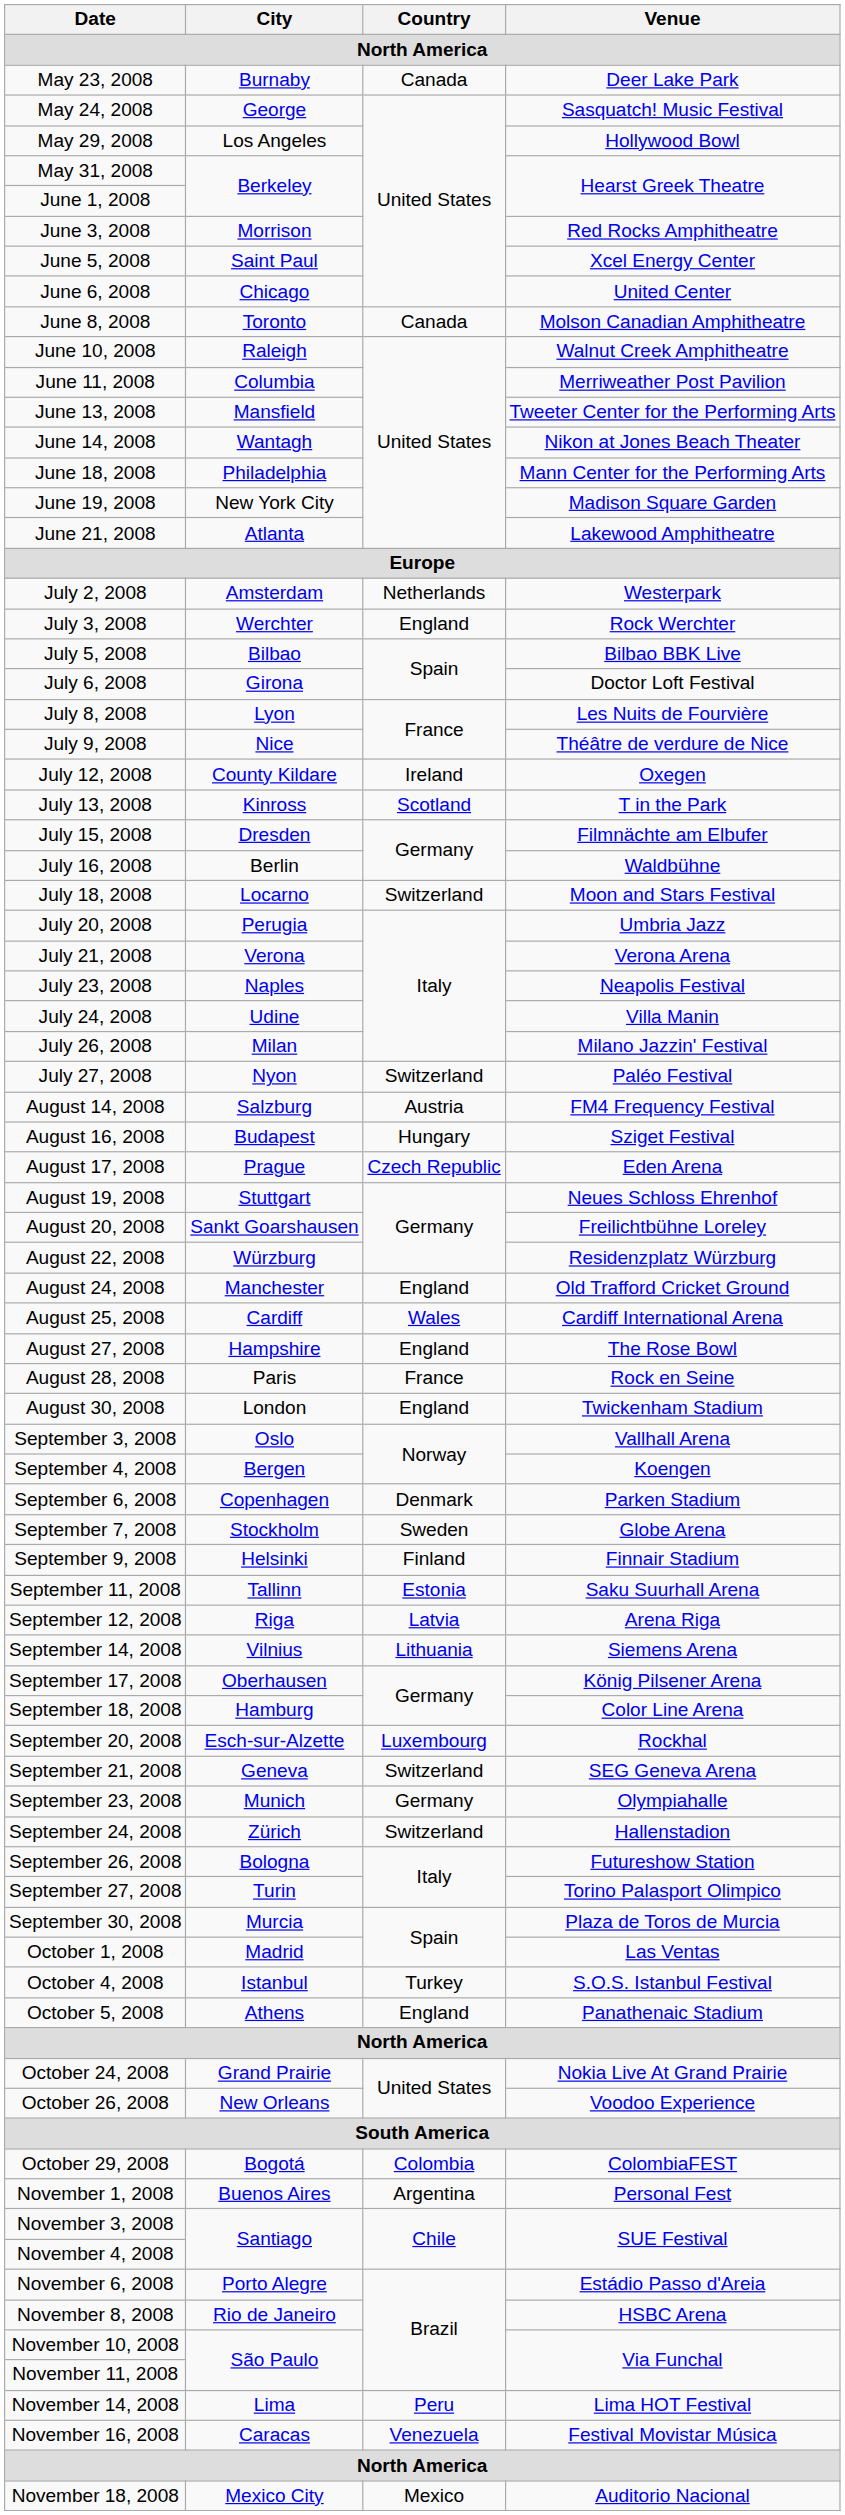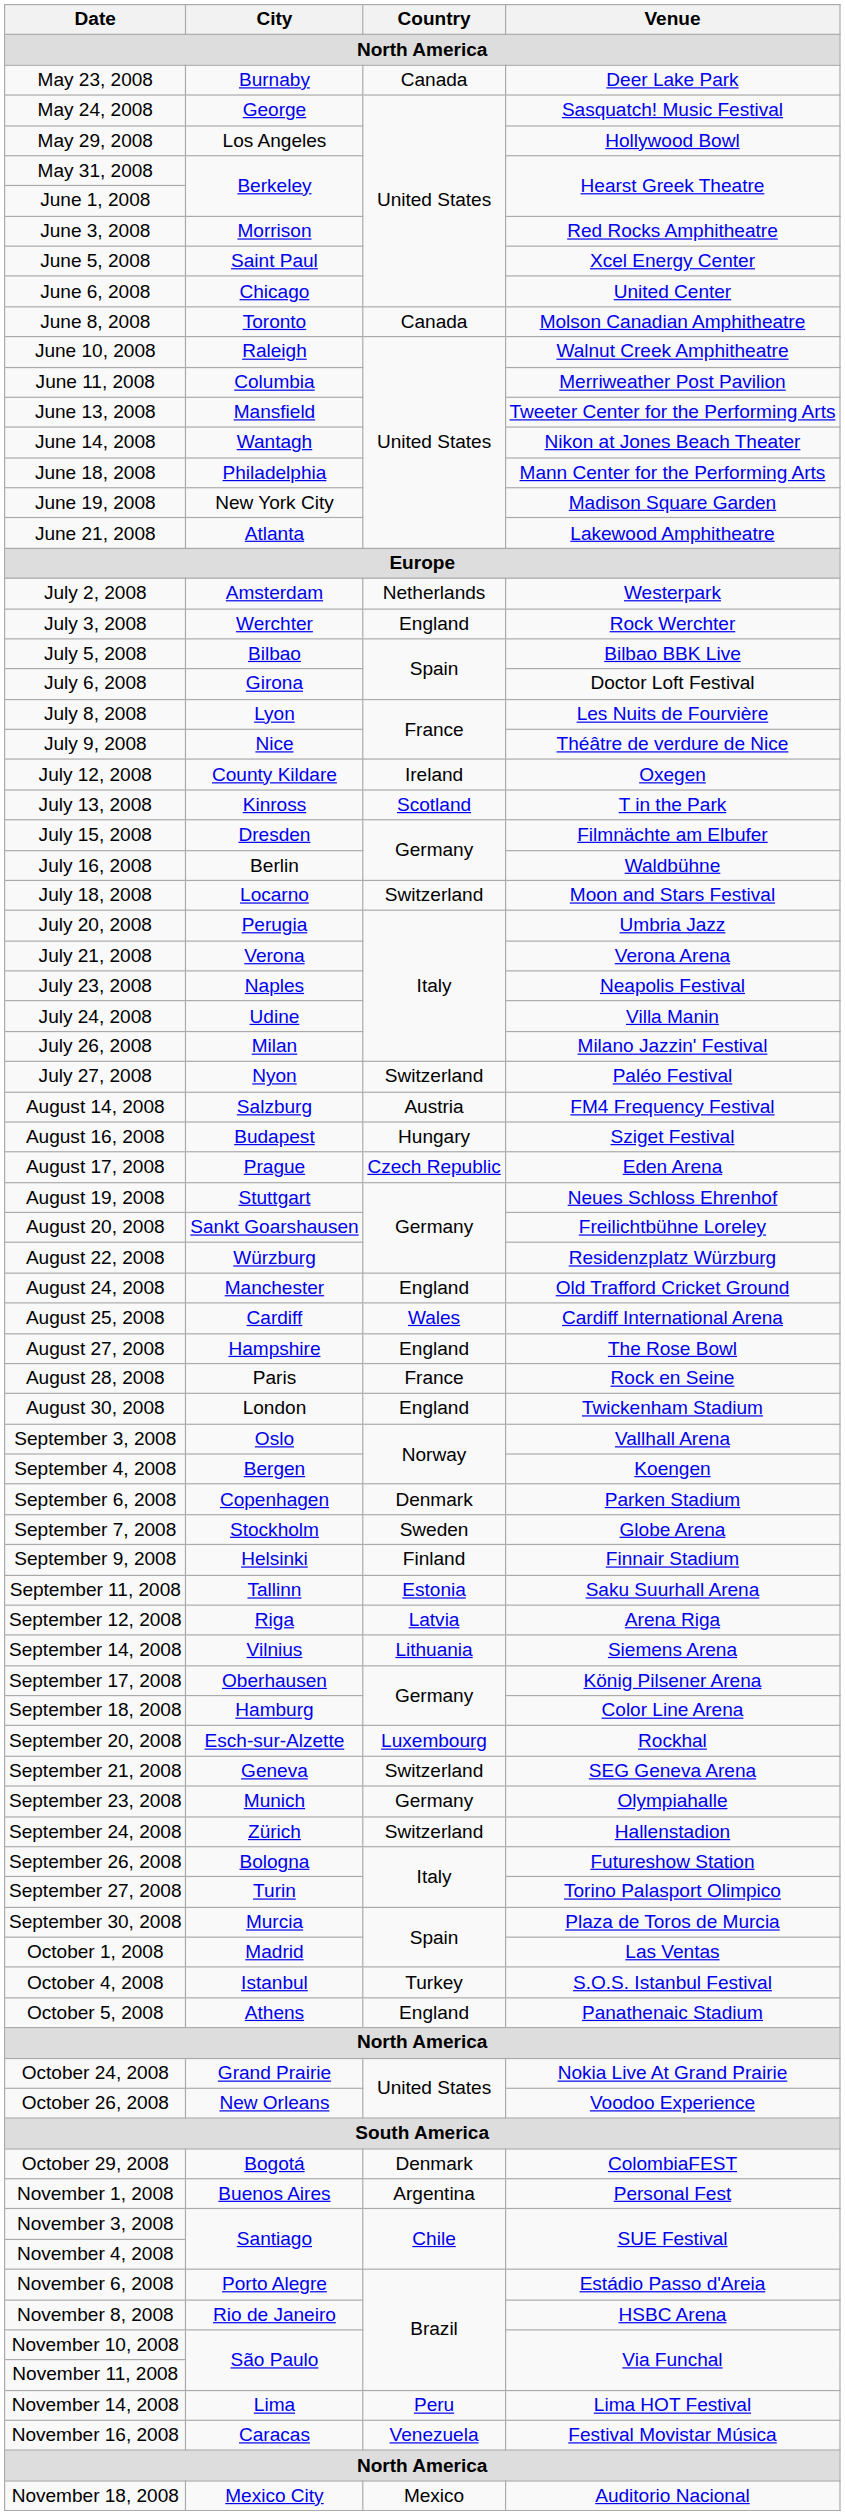(434, 2163) Colombia -> (434, 2163) Denmark
